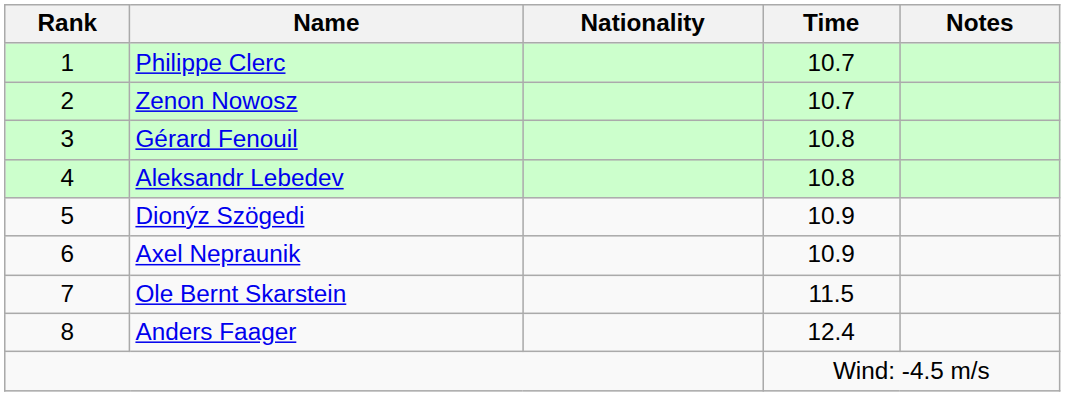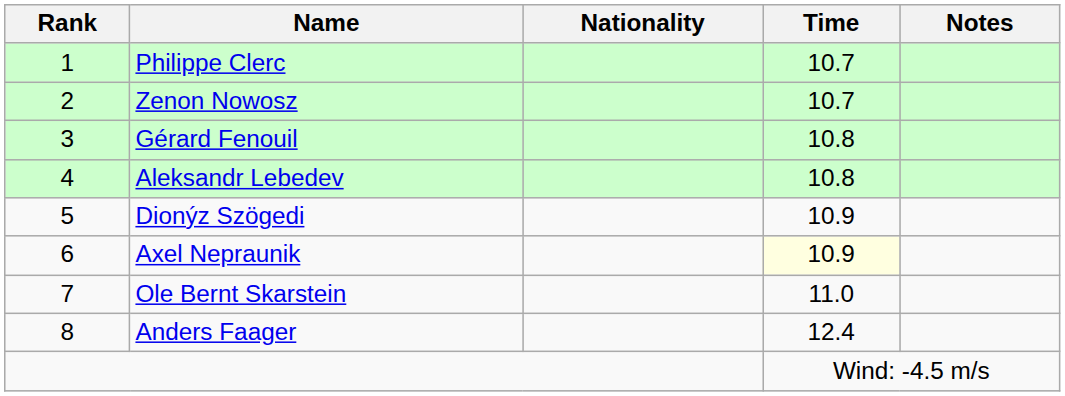(831, 255) no background -> (831, 255) lightyellow background
(831, 293) 11.5 -> (831, 293) 11.0
